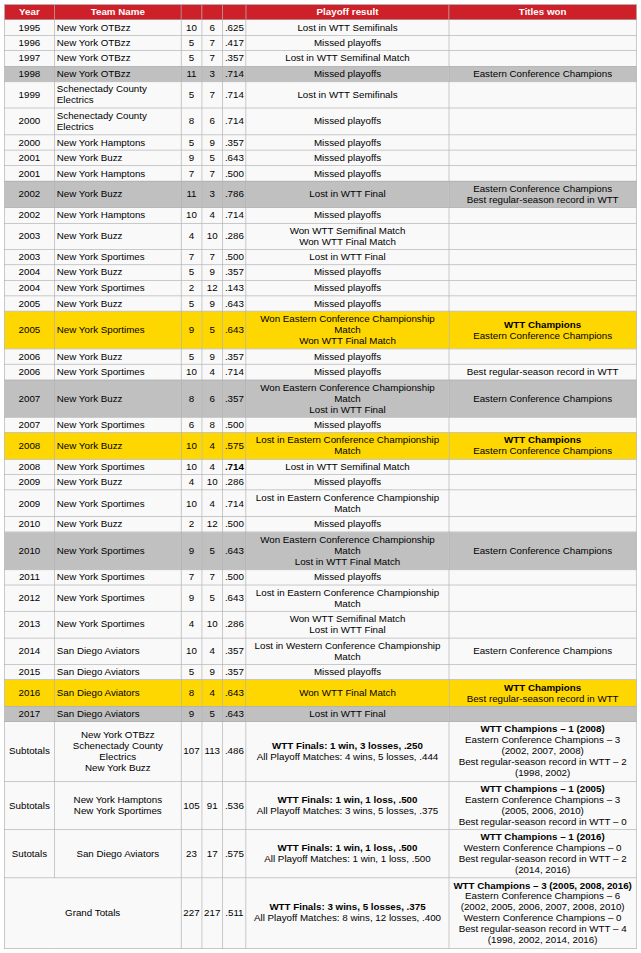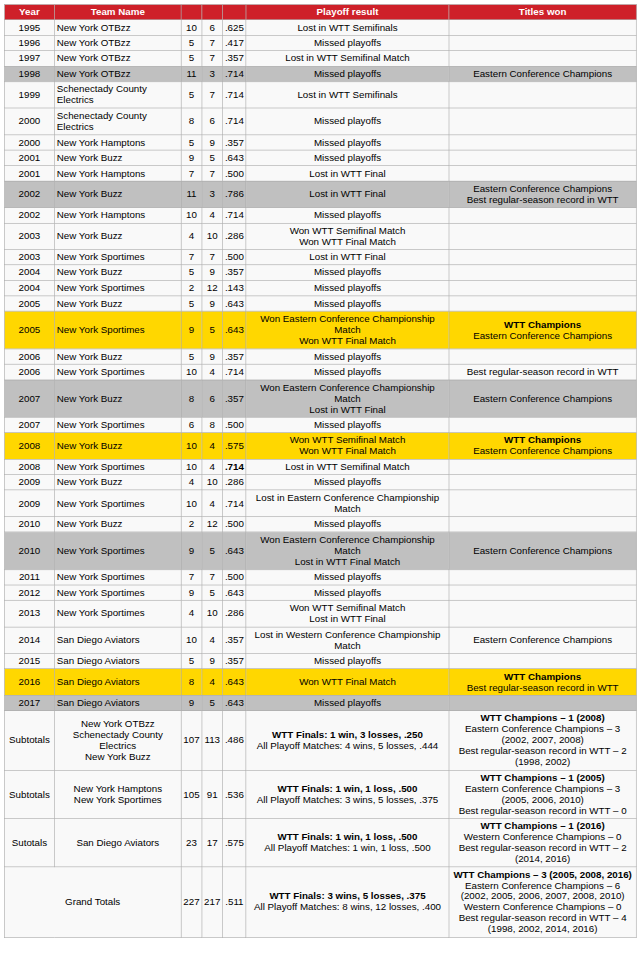(347, 173) Missed playoffs -> (347, 173) Lost in WTT Final
(347, 446) Lost in Eastern Conference Championship Match -> (347, 446) Won WTT Semifinal Match Won WTT Final Match
(347, 598) Lost in Eastern Conference Championship Match -> (347, 592) Missed playoffs
(347, 714) Lost in WTT Final -> (347, 703) Missed playoffs
